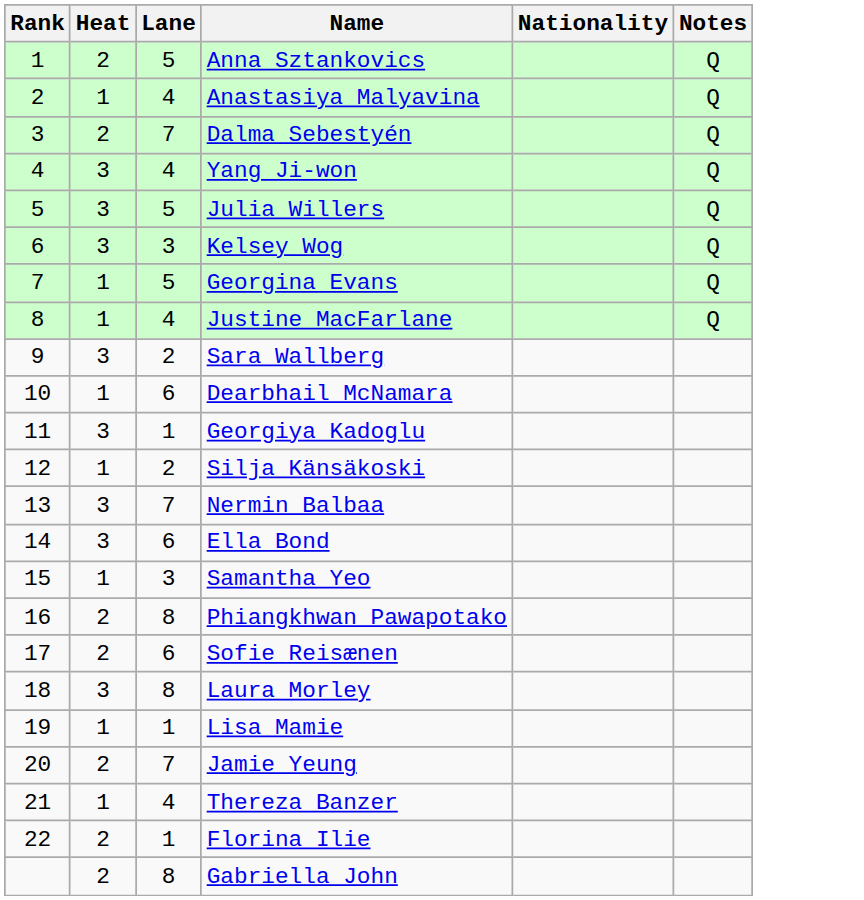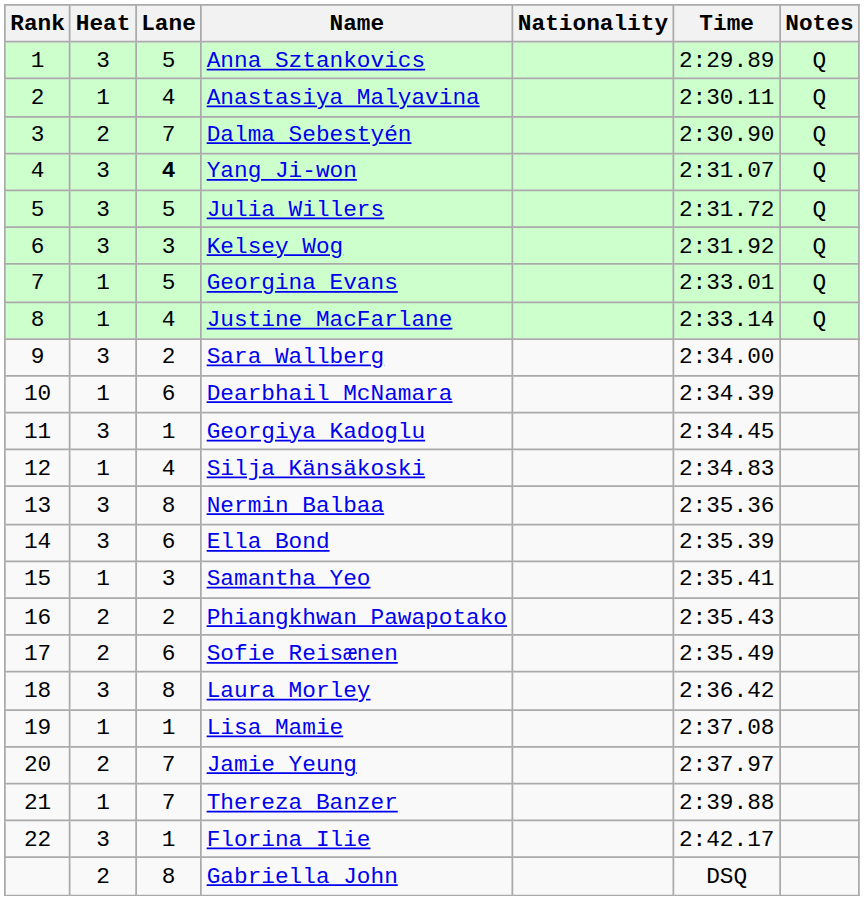+ column: (727, 23)
(103, 60) 2 -> (103, 60) 3
(169, 172) normal -> (169, 172) bold
(169, 468) 2 -> (169, 468) 4
(169, 505) 7 -> (169, 505) 8
(169, 617) 8 -> (169, 617) 2
(169, 802) 4 -> (169, 802) 7
(103, 839) 2 -> (103, 839) 3
